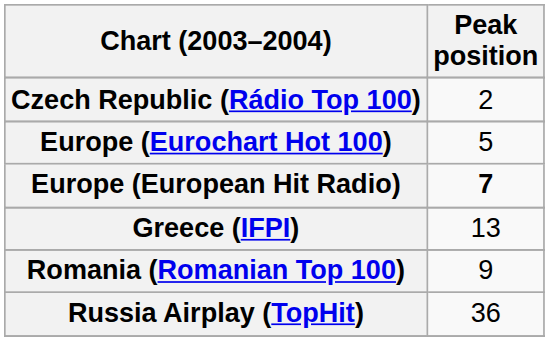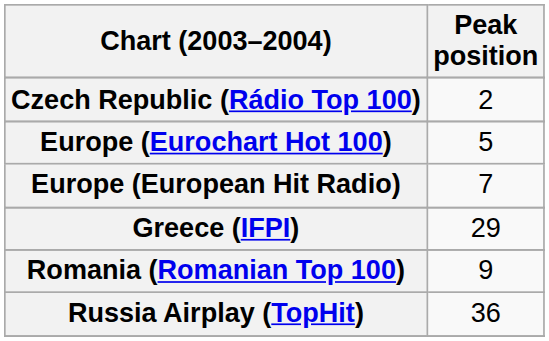(486, 185) bold -> (486, 185) normal
(486, 227) 13 -> (486, 227) 29
